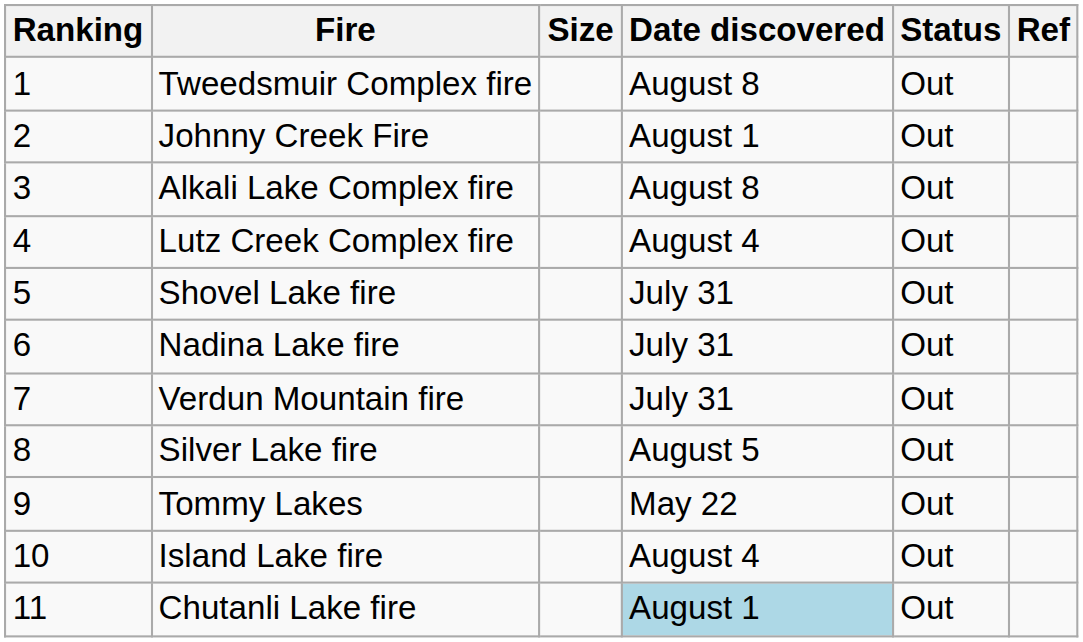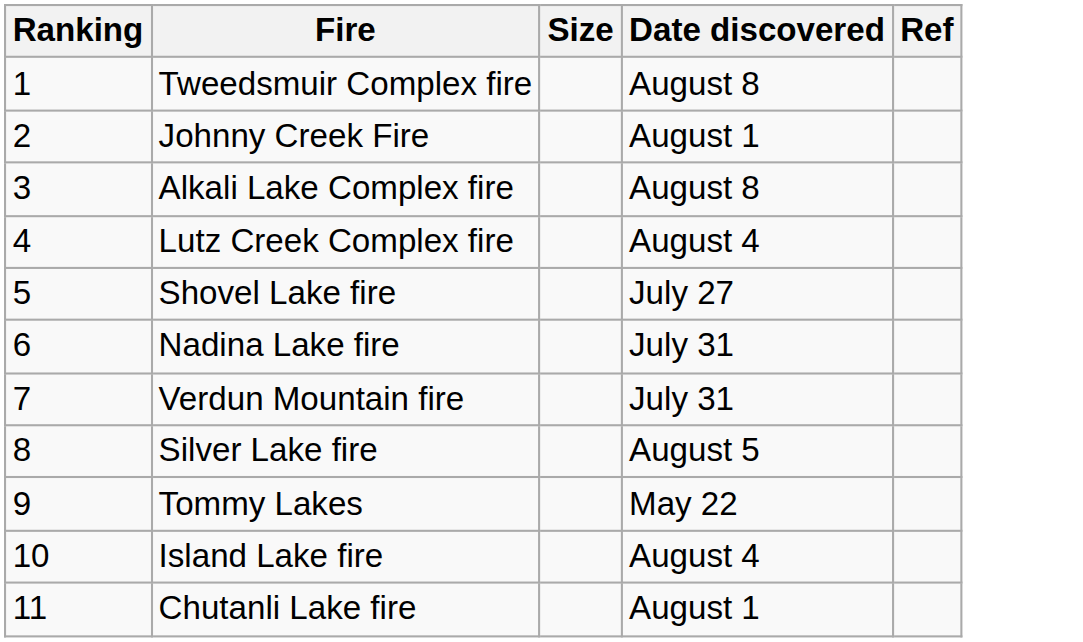- column: (951, 30)
(682, 293) July 31 -> (682, 293) July 27
(694, 608) lightblue background -> (694, 608) no background
